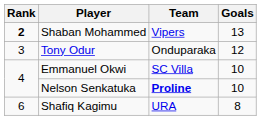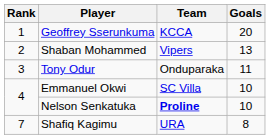+ row: (98, 32)
(21, 32) bold -> (21, 50) normal
(237, 50) 12 -> (246, 69) 11
(21, 106) 6 -> (21, 124) 7
